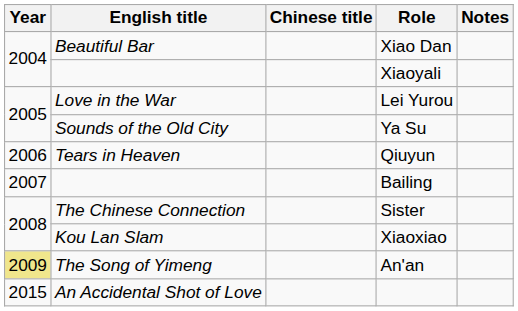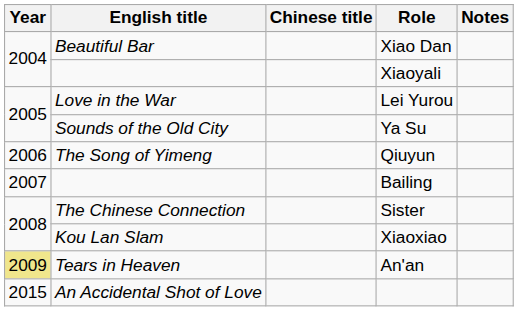(118, 155) Tears in Heaven -> (133, 155) The Song of Yimeng
(133, 264) The Song of Yimeng -> (118, 264) Tears in Heaven
